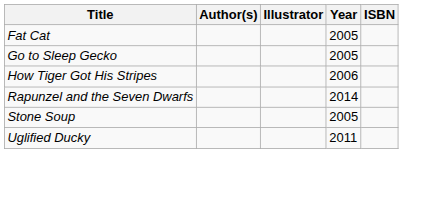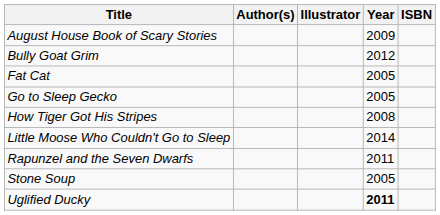+ row: (112, 35)
+ row: (53, 55)
(344, 76) 2006 -> (381, 117) 2008
+ row: (119, 138)
(344, 96) 2014 -> (380, 158) 2011
(343, 138) normal -> (380, 199) bold
